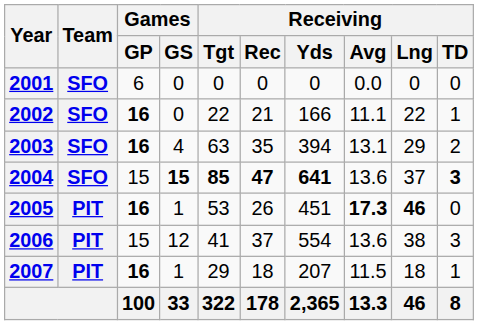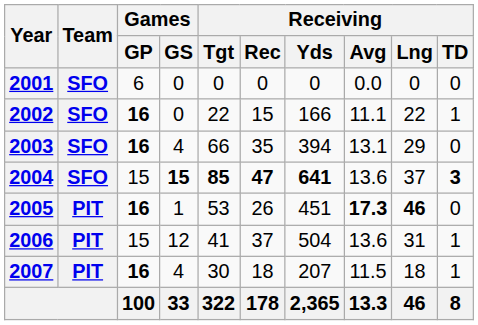(263, 114) 21 -> (263, 114) 15
(219, 146) 63 -> (219, 146) 66
(455, 146) 2 -> (455, 146) 0
(315, 240) 554 -> (315, 240) 504
(415, 240) 38 -> (415, 240) 31
(455, 240) 3 -> (455, 240) 1
(179, 271) 1 -> (179, 271) 4
(219, 271) 29 -> (219, 271) 30
